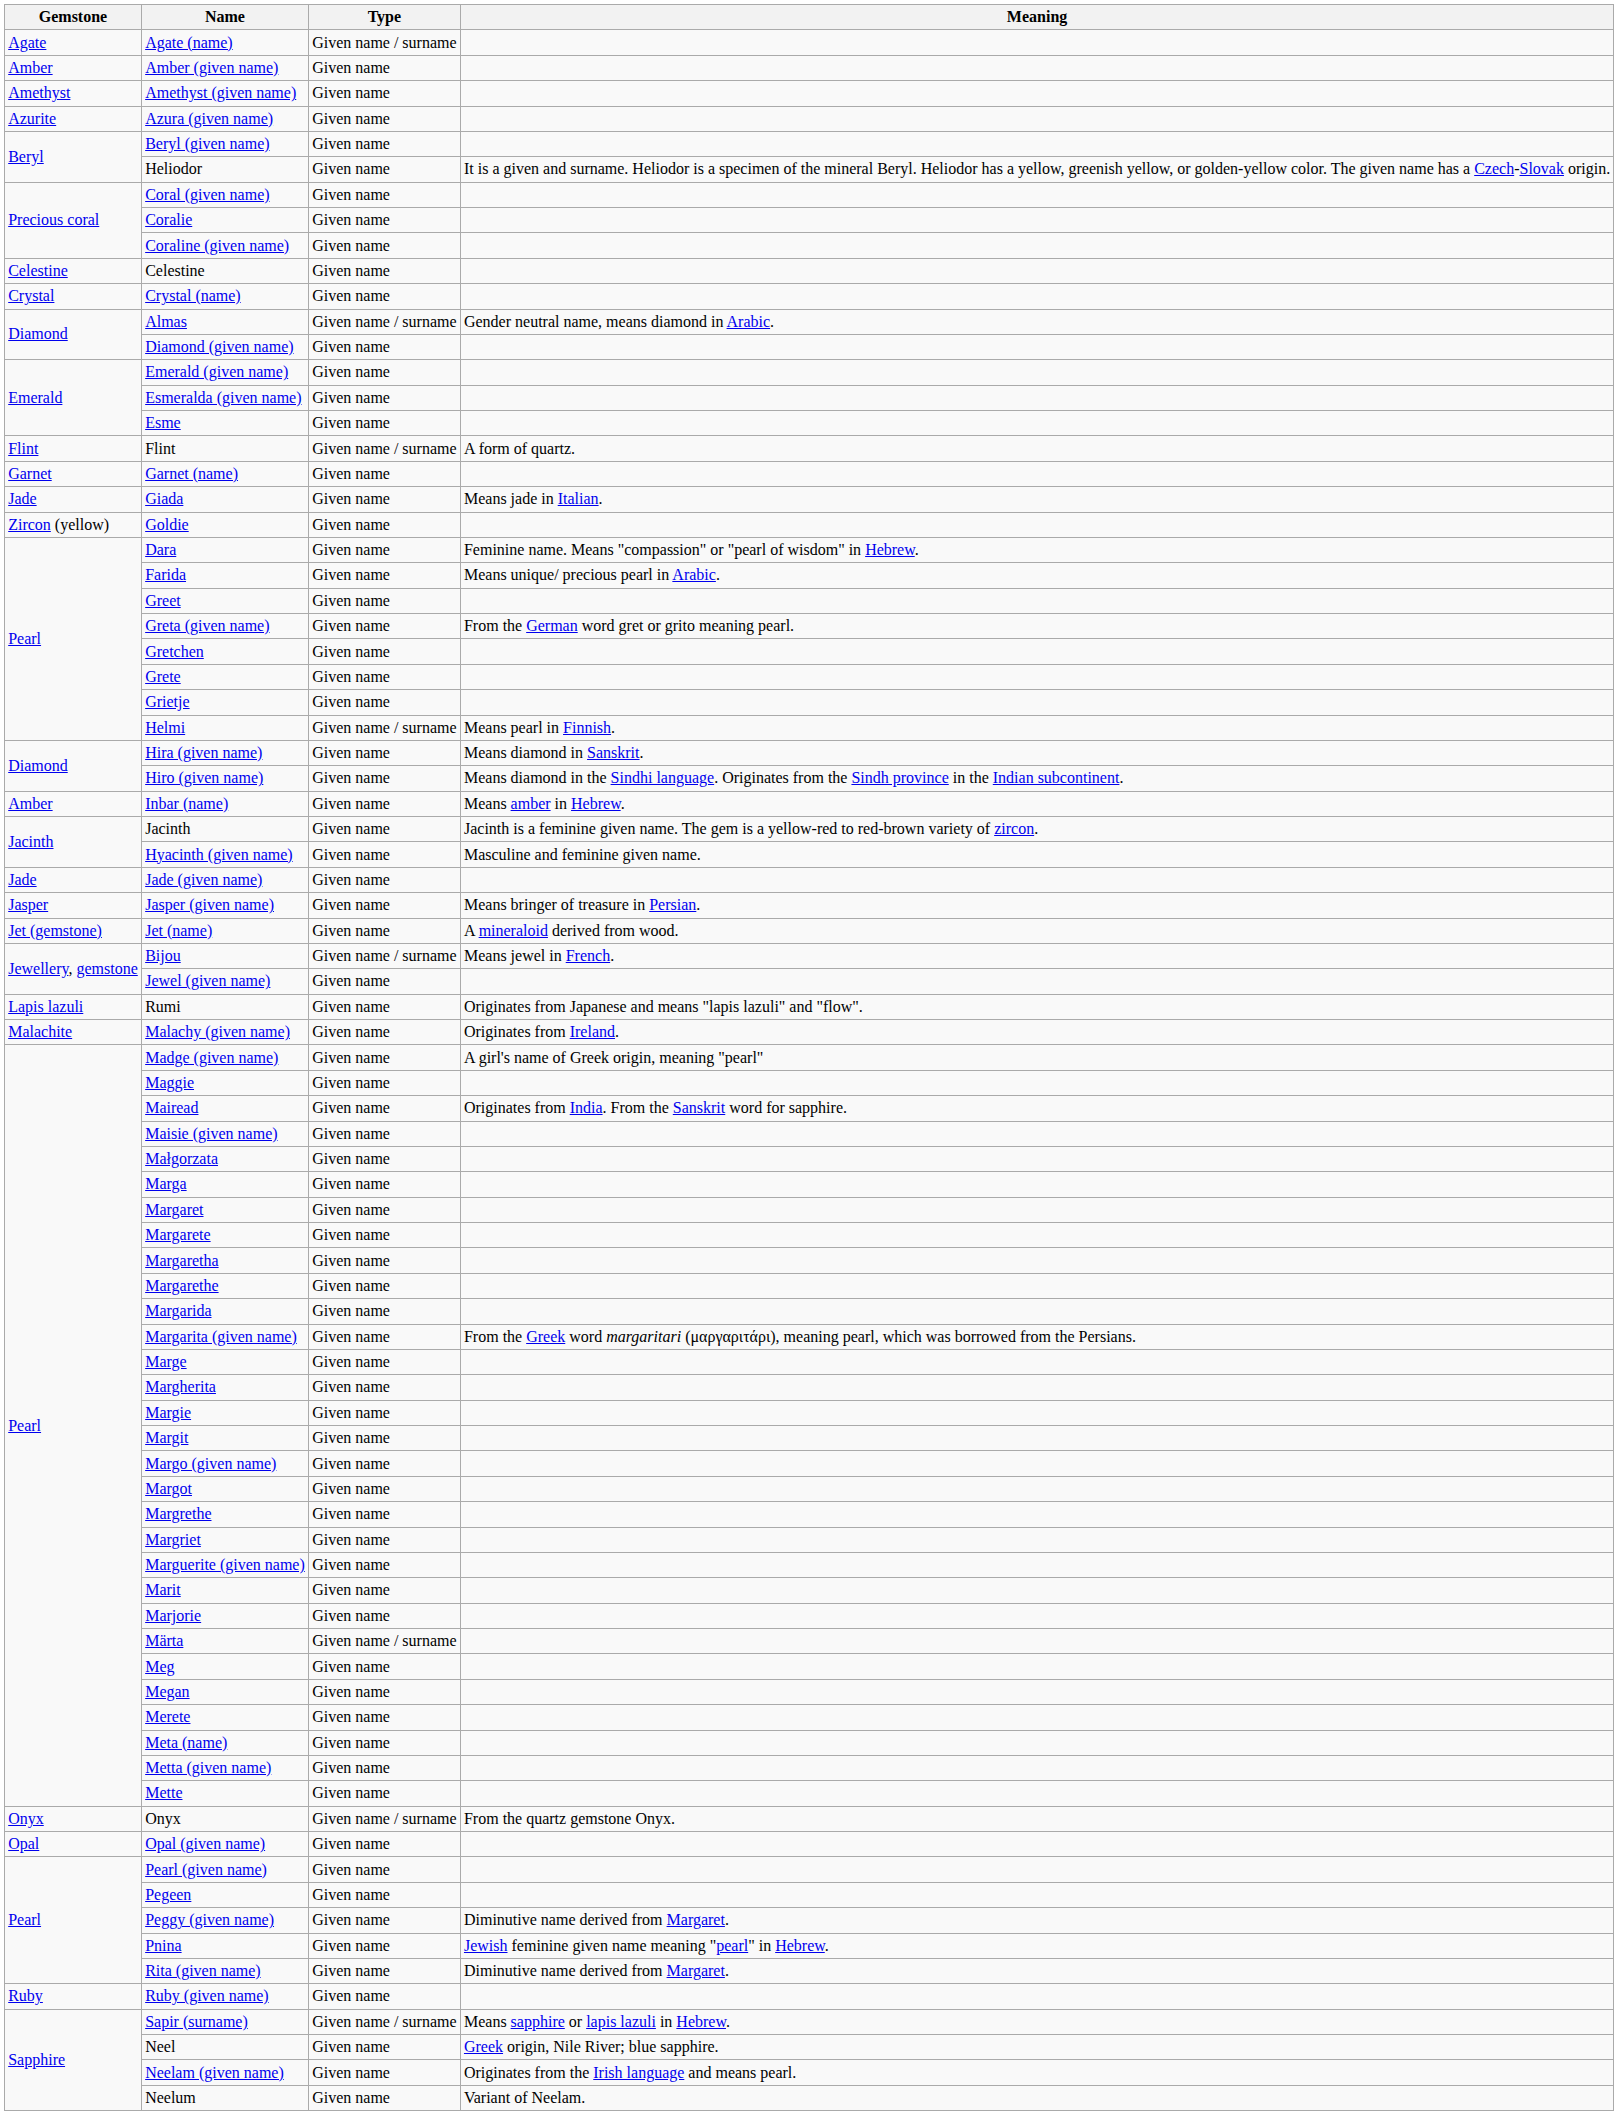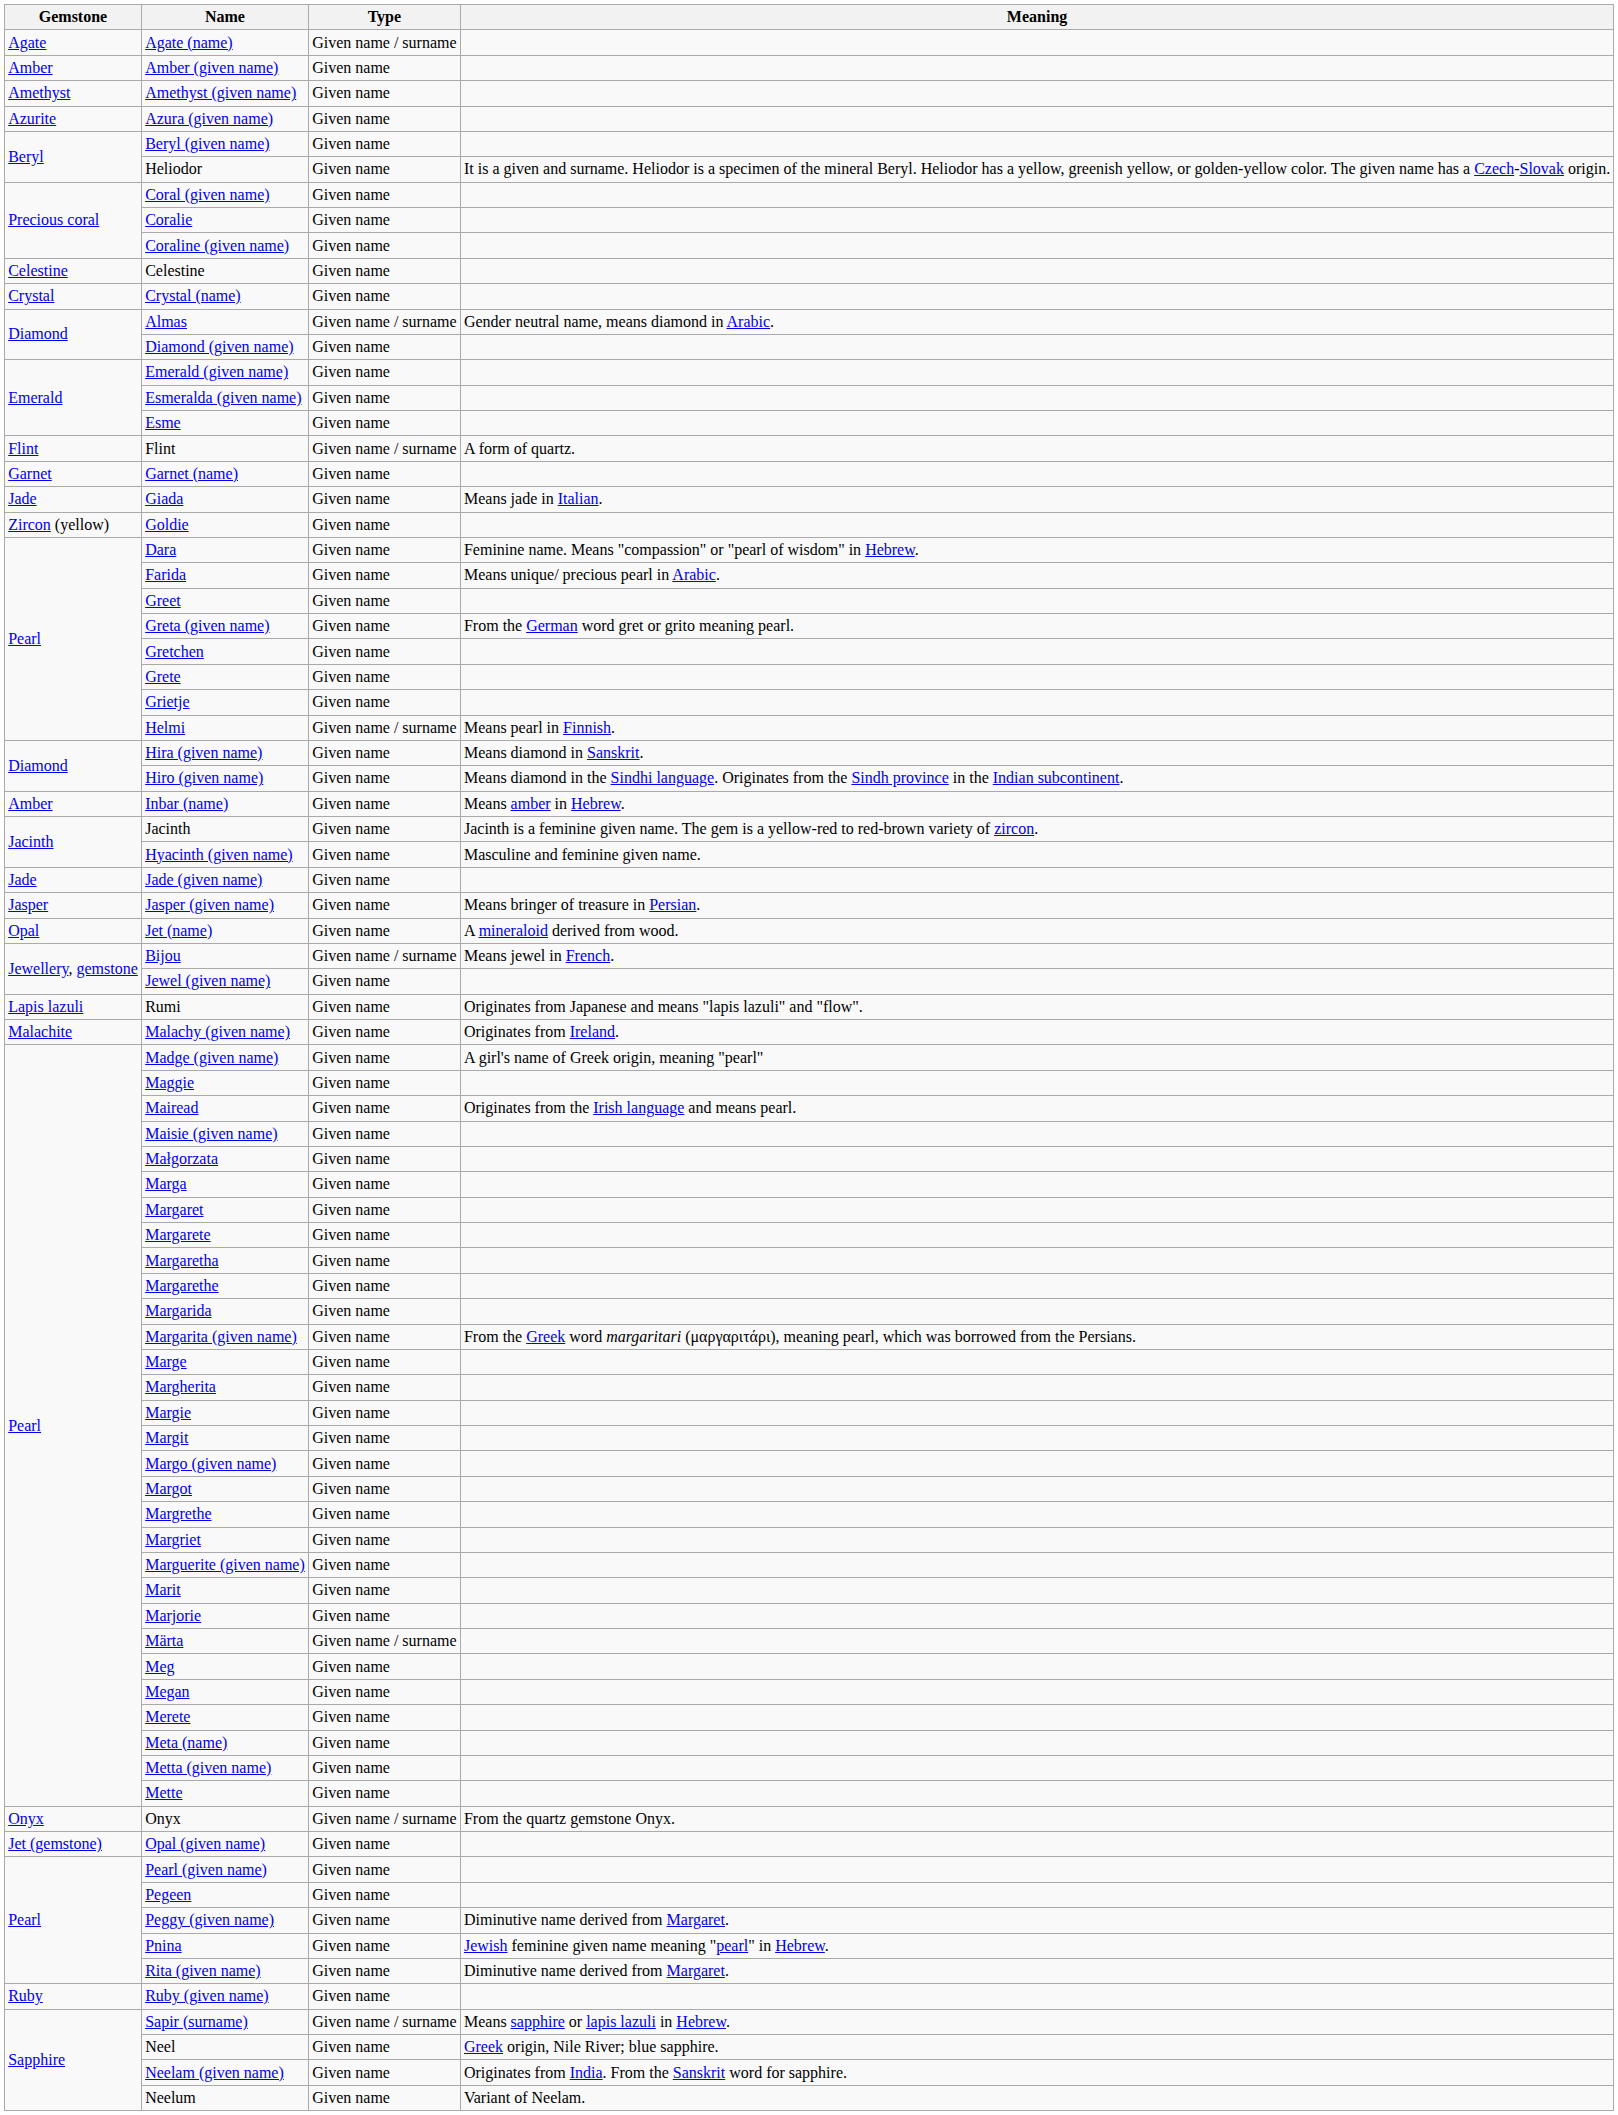(55, 930) Jet (gemstone) -> (24, 930) Opal
(655, 1108) Originates from India. From the Sanskrit word for sapphire. -> (630, 1108) Originates from the Irish language and means pearl.
(24, 1844) Opal -> (55, 1844) Jet (gemstone)
(630, 2072) Originates from the Irish language and means pearl. -> (655, 2072) Originates from India. From the Sanskrit word for sapphire.
